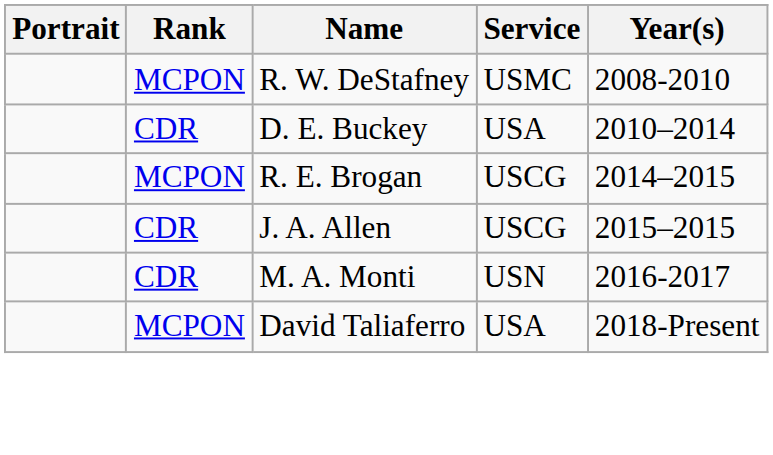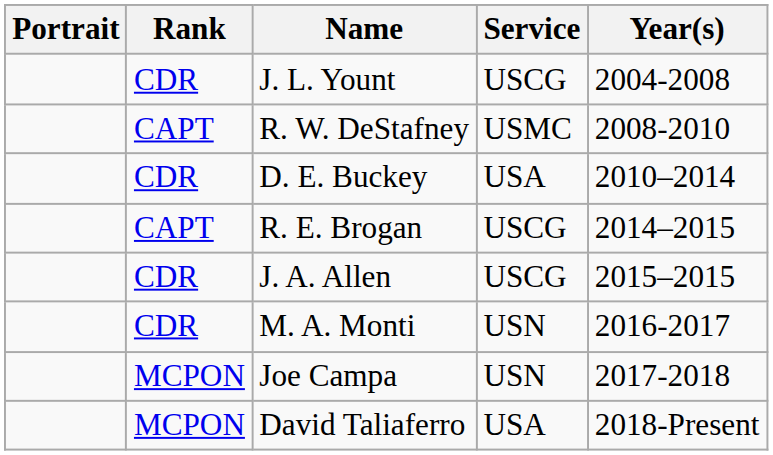+ row: (327, 78)
(189, 78) MCPON -> (174, 128) CAPT
(189, 177) MCPON -> (174, 227) CAPT
+ row: (328, 375)
